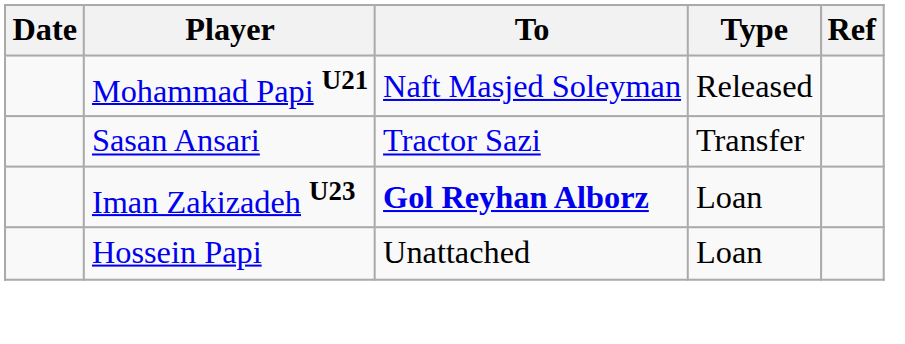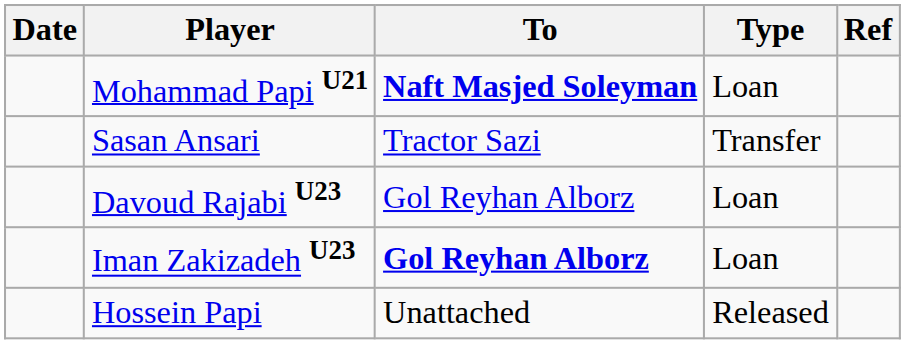(532, 85) normal -> (540, 85) bold
(754, 85) Released -> (745, 85) Loan
+ row: (217, 197)
(729, 252) Loan -> (770, 312) Released
